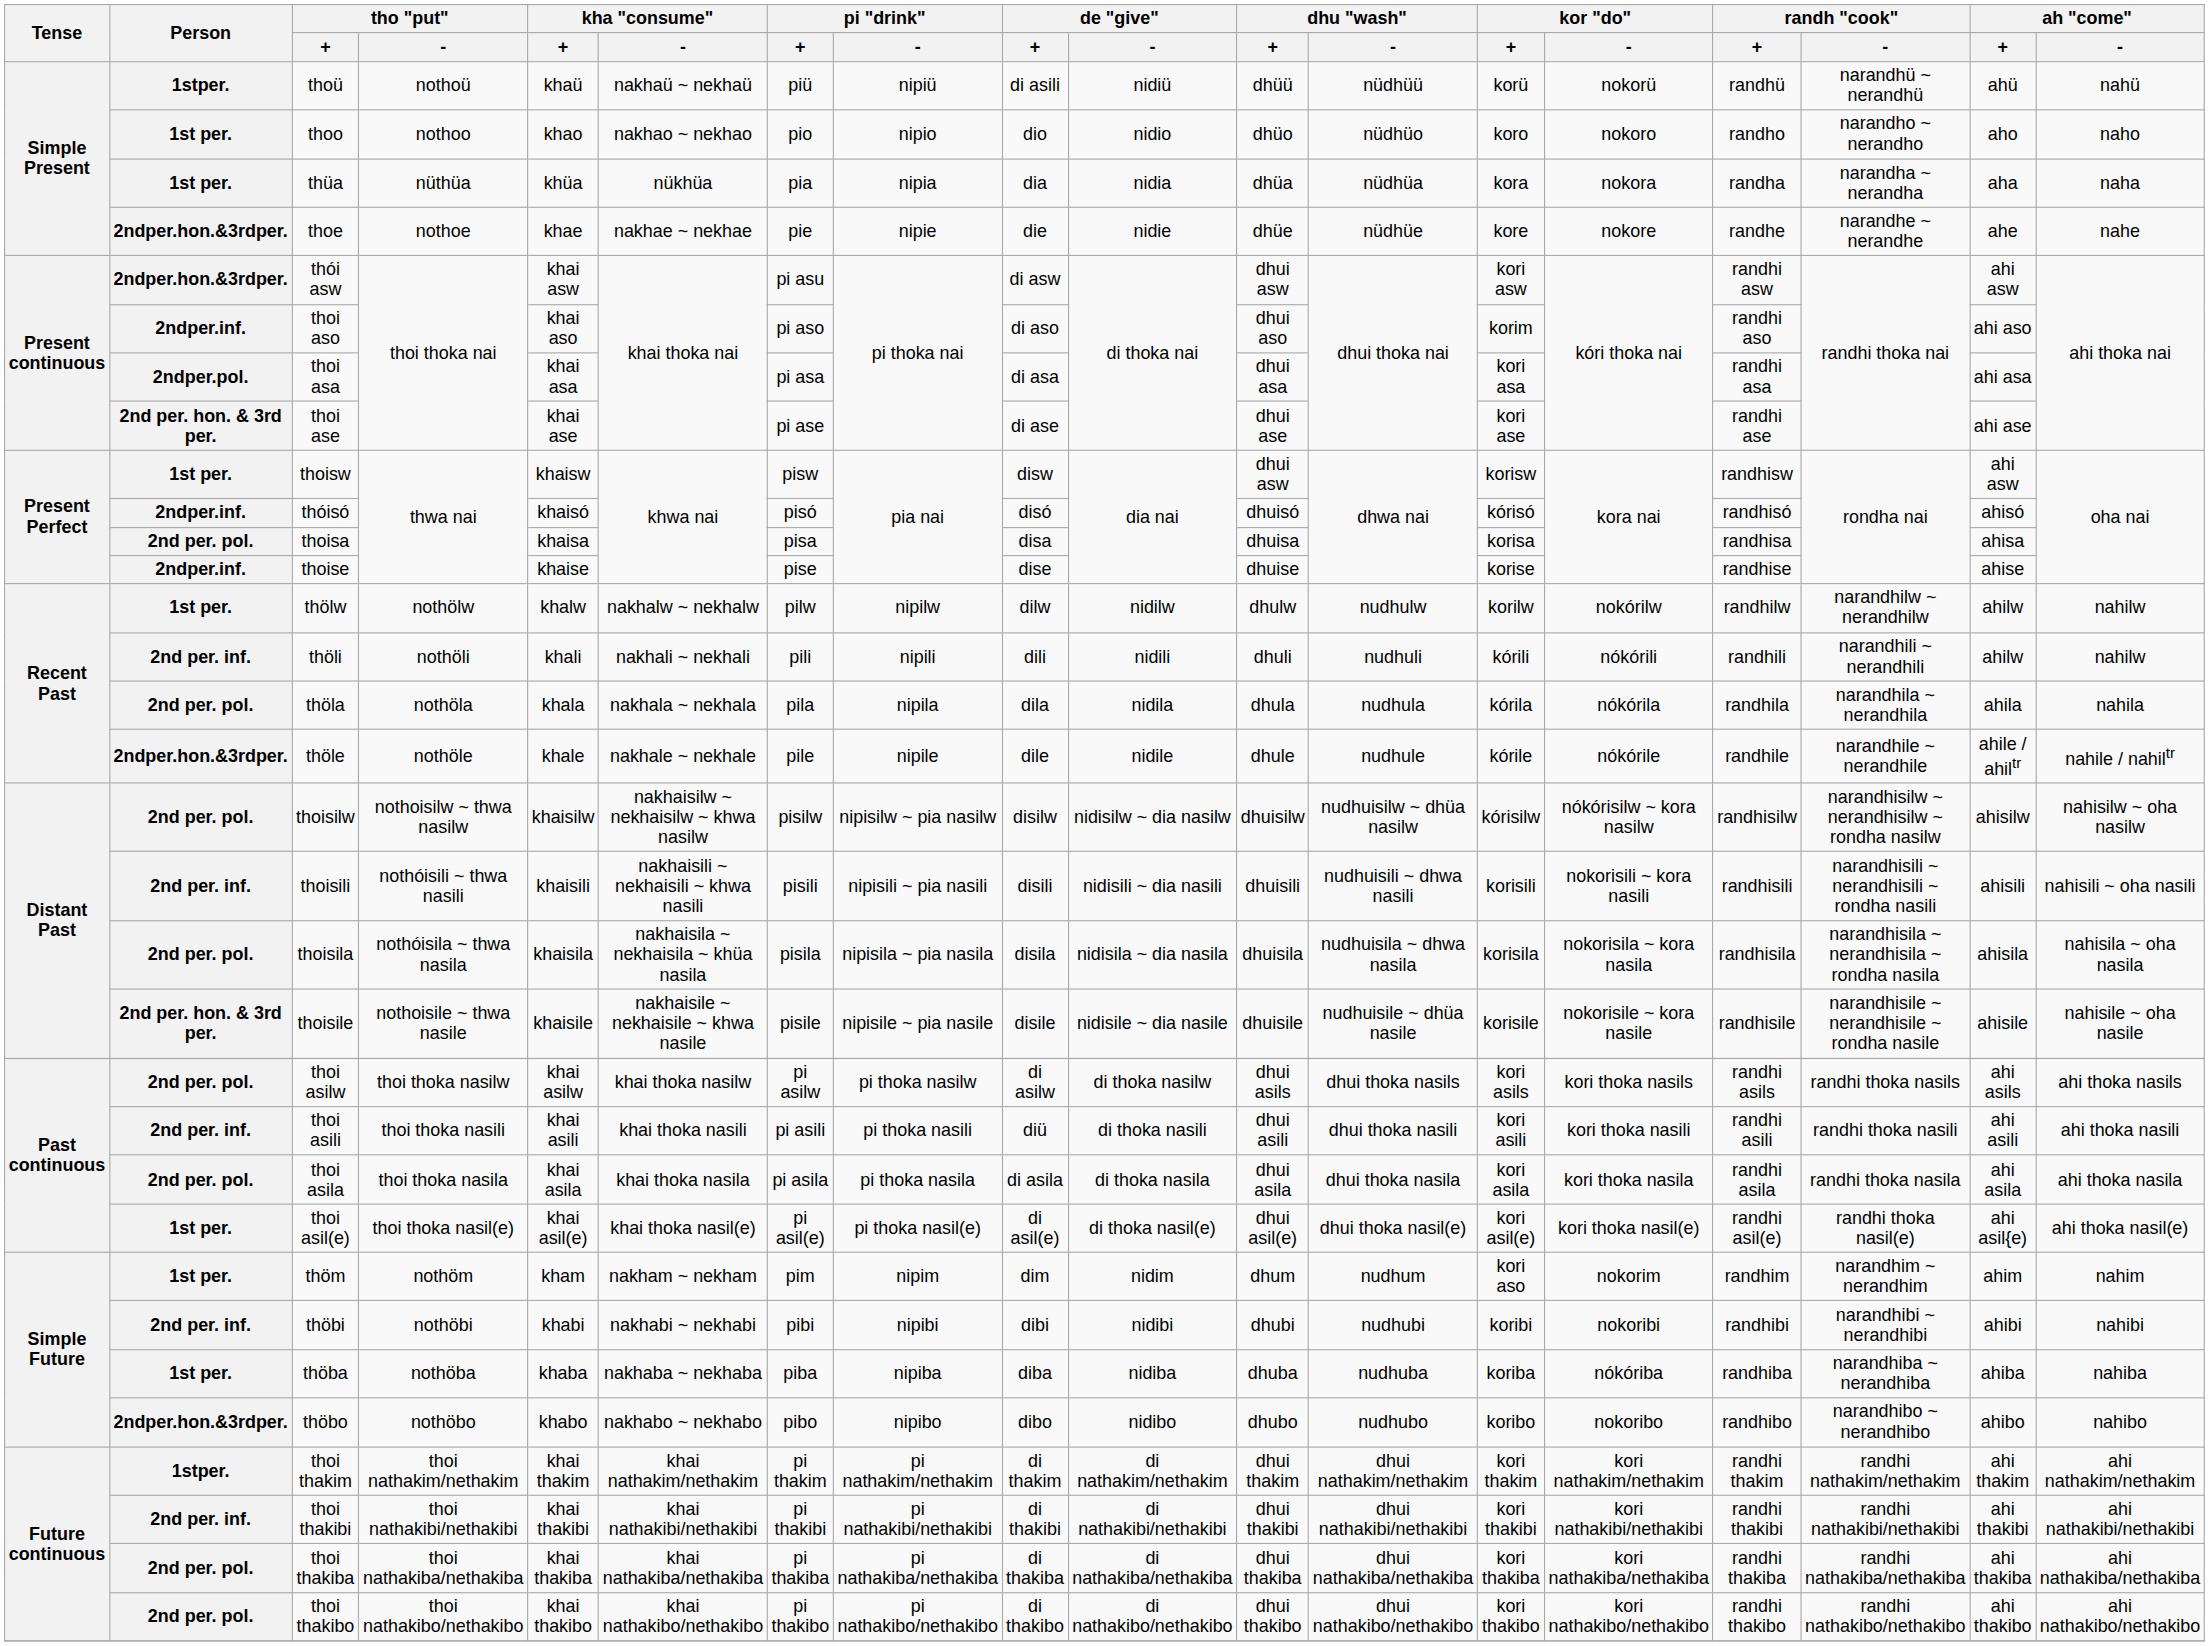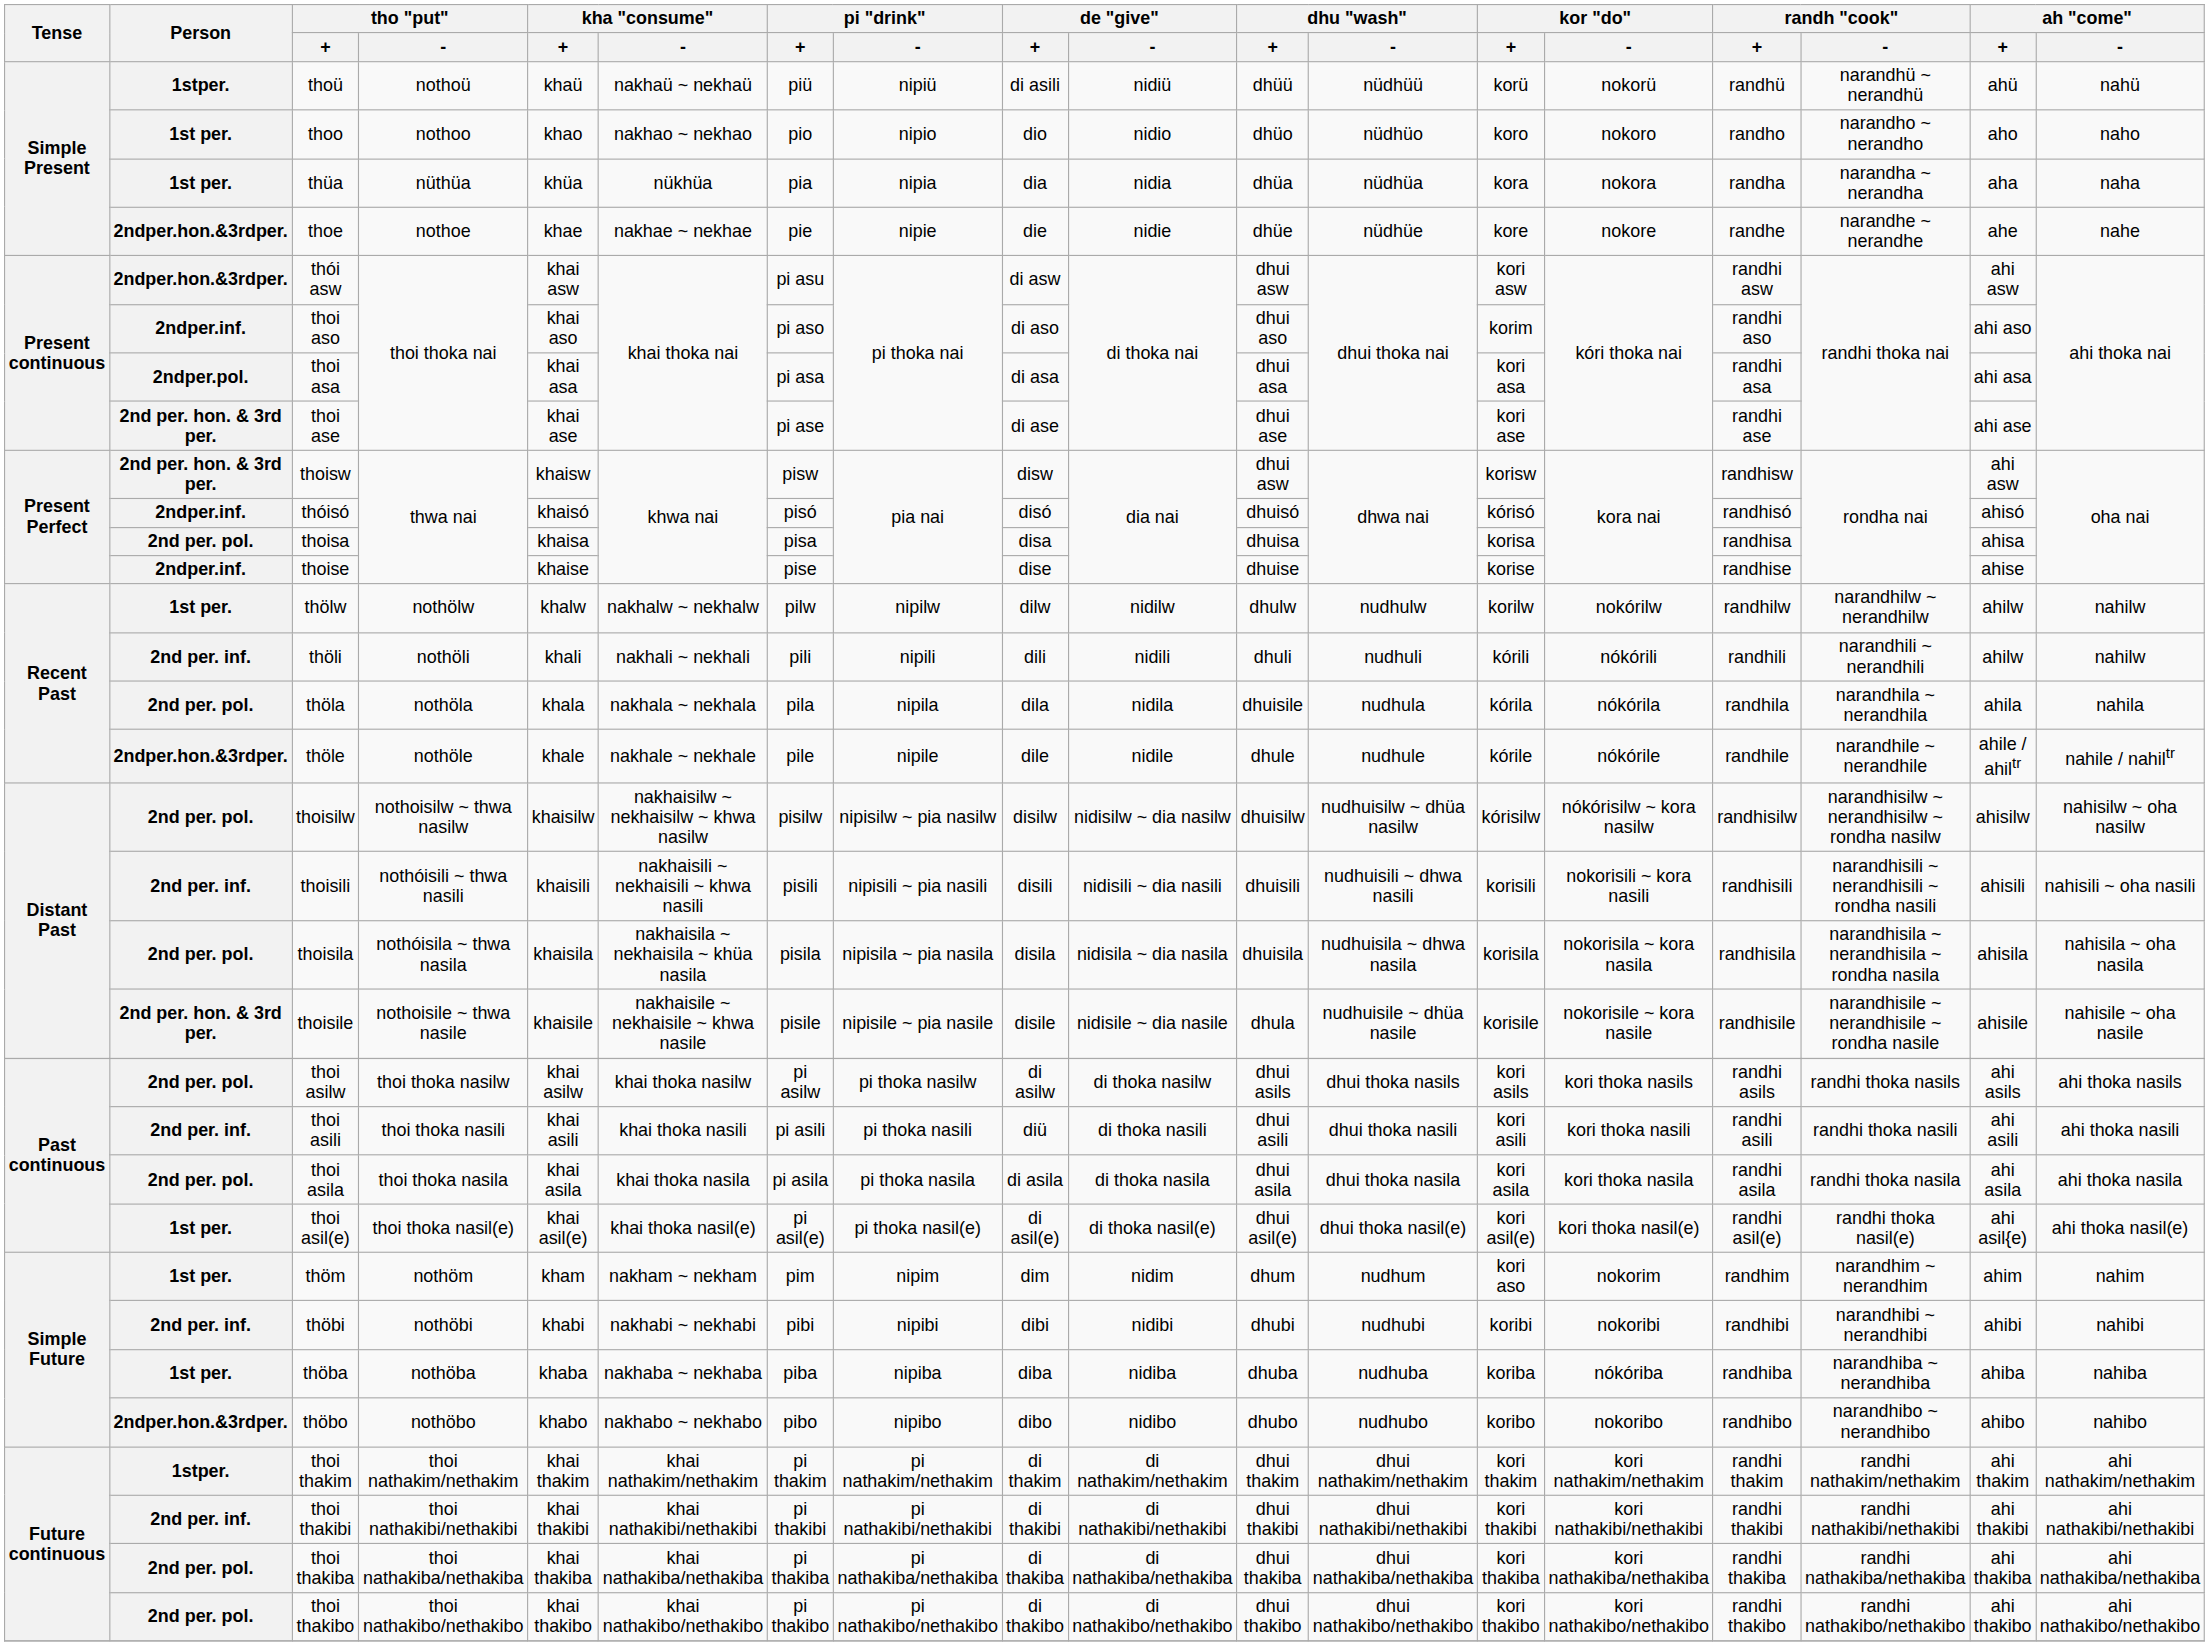(201, 474) 1st per. -> (201, 474) 2nd per. hon. & 3rd per.
(1273, 705) dhula -> (1273, 705) dhuisile
(1273, 1023) dhuisile -> (1273, 1023) dhula
